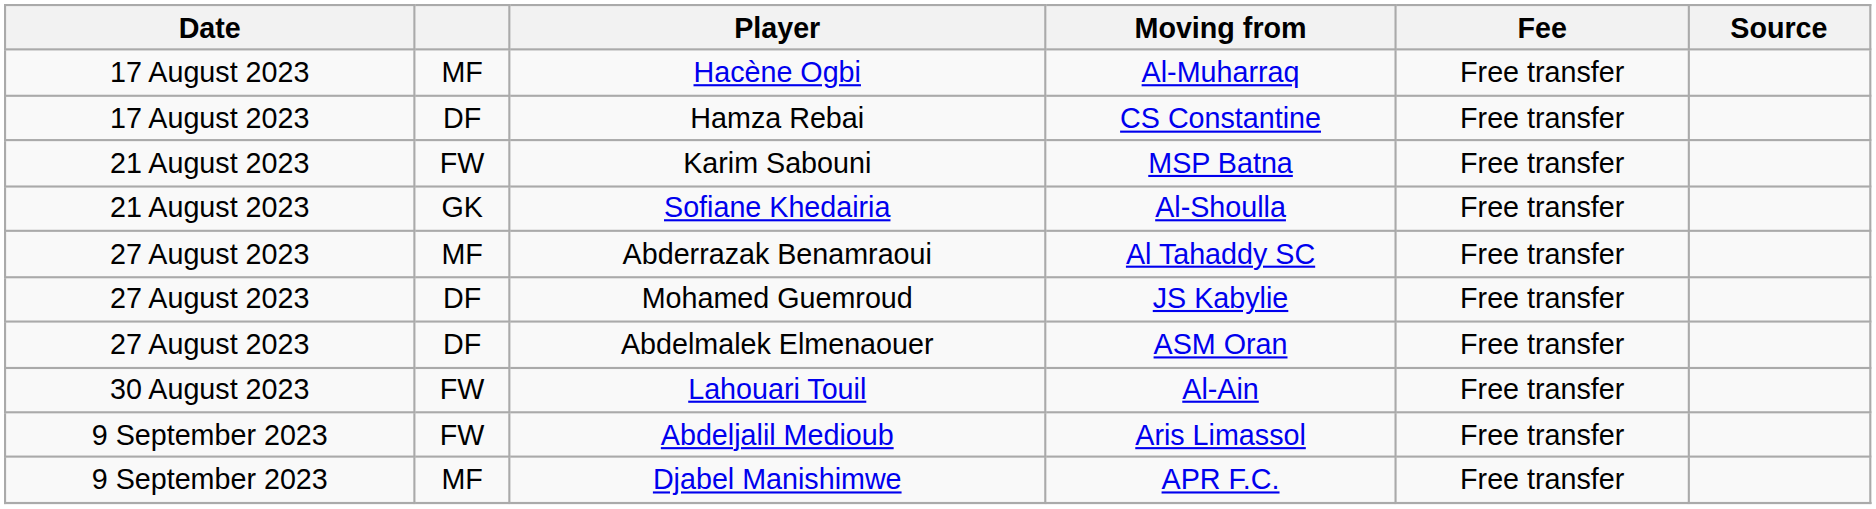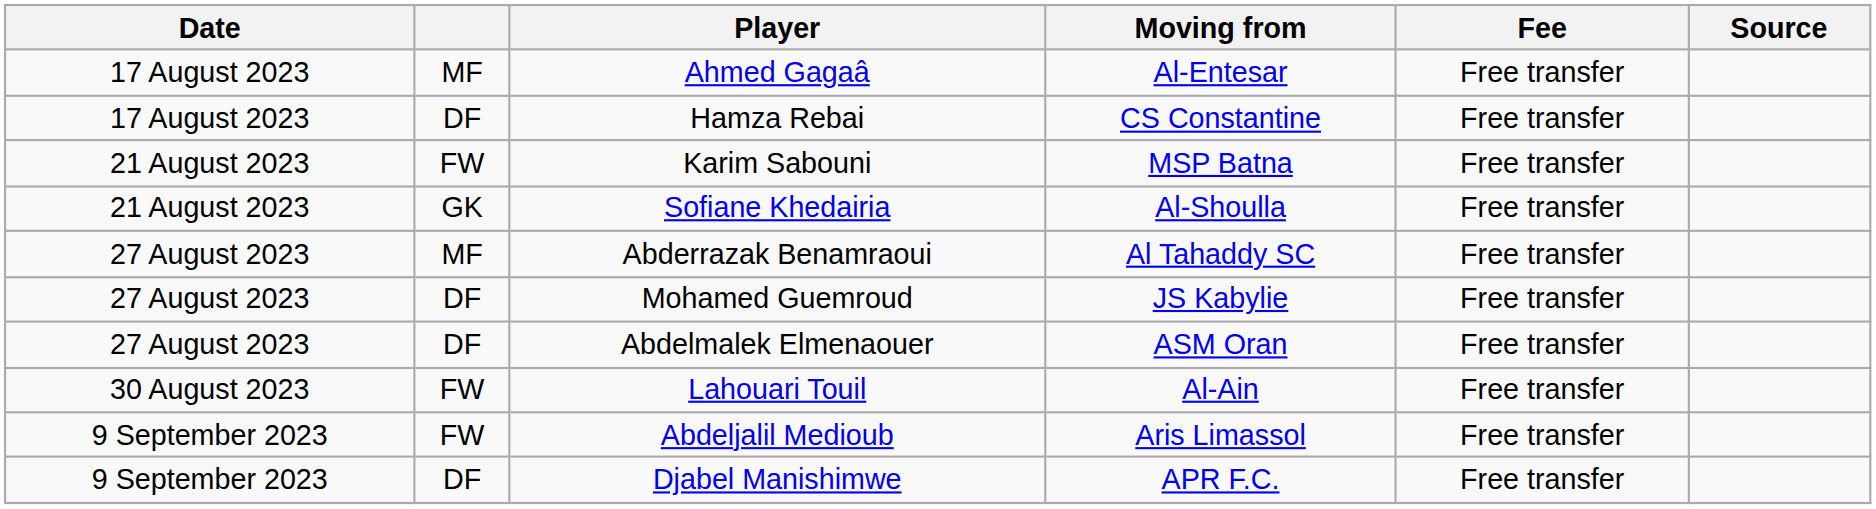- row: (777, 72)
+ row: (777, 72)
(462, 480) MF -> (462, 480) DF
